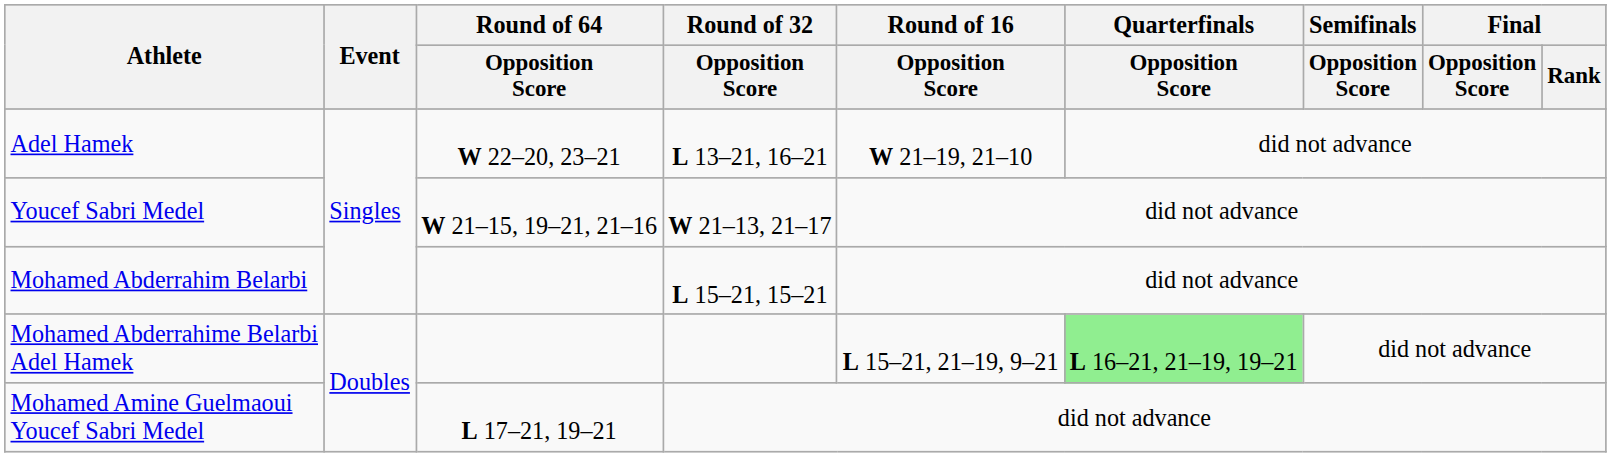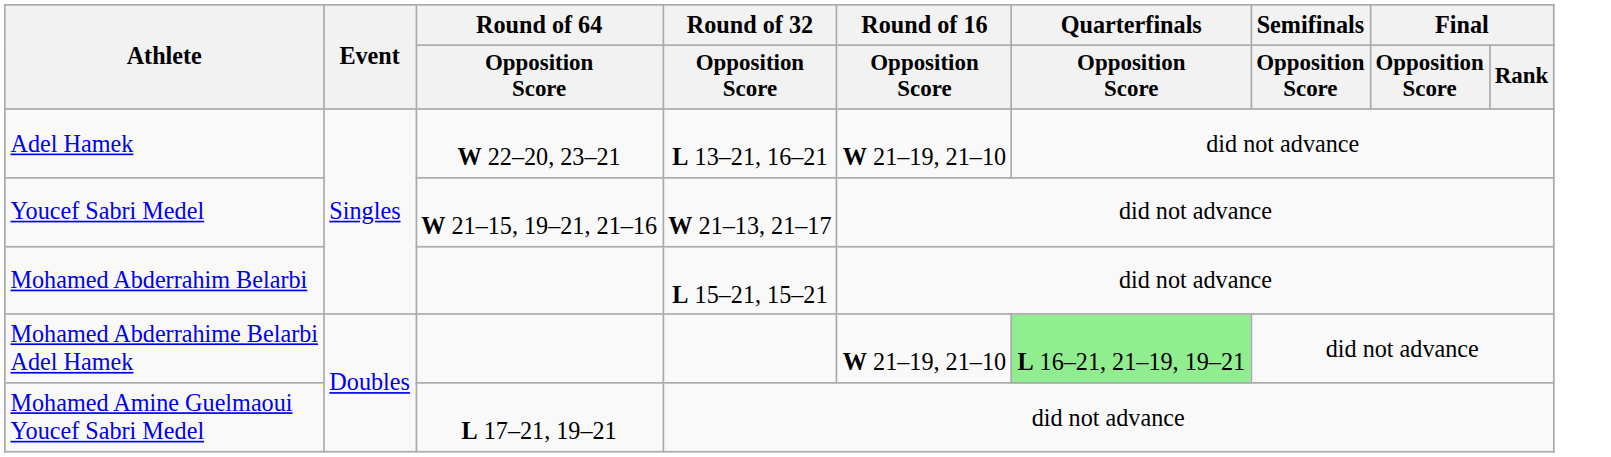(951, 363) L 15–21, 21–19, 9–21 -> (924, 363) W 21–19, 21–10
